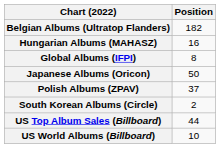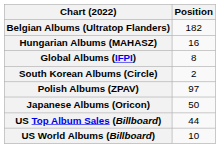rows swapped: (88, 74) <-> (88, 105)
(194, 89) 37 -> (194, 89) 97
